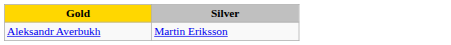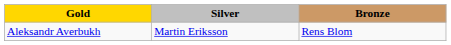+ column: (372, 13)
